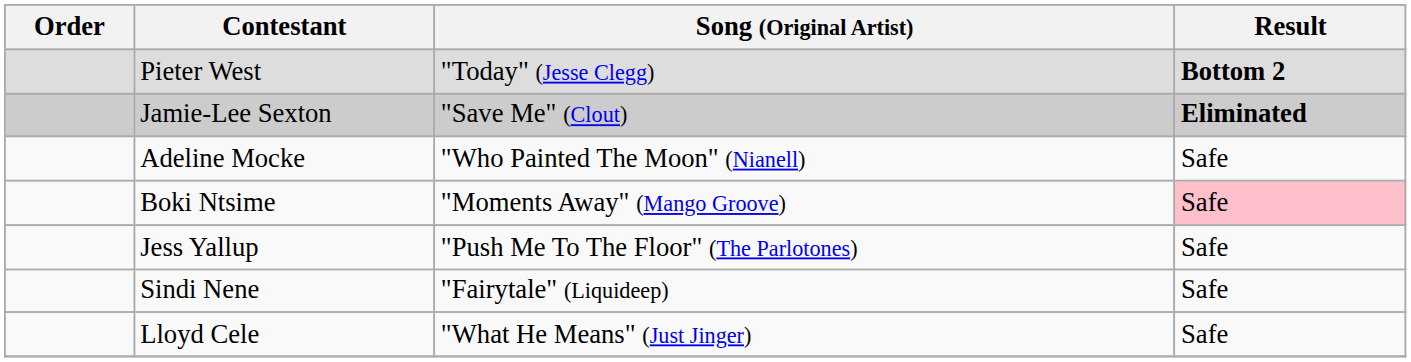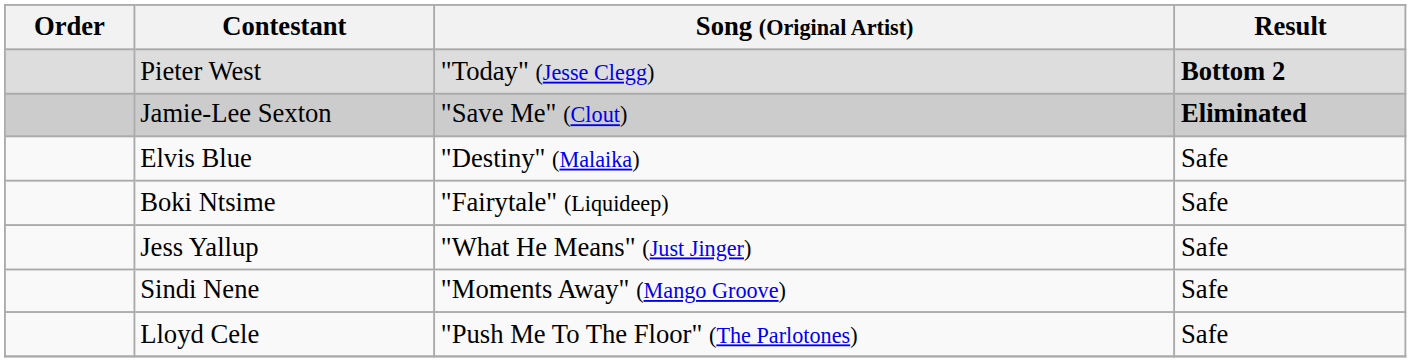+ row: (196, 158)
- row: (223, 158)
(613, 202) "Moments Away" (Mango Groove) -> (555, 202) "Fairytale" (Liquideep)
(1205, 202) pink background -> (1205, 202) no background
(649, 246) "Push Me To The Floor" (The Parlotones) -> (596, 246) "What He Means" (Just Jinger)
(555, 290) "Fairytale" (Liquideep) -> (613, 290) "Moments Away" (Mango Groove)
(596, 334) "What He Means" (Just Jinger) -> (649, 334) "Push Me To The Floor" (The Parlotones)
